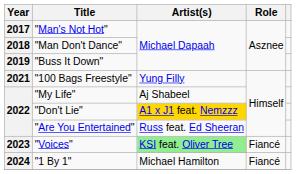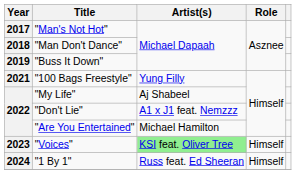(188, 111) gold background -> (188, 111) no background
(192, 128) Russ feat. Ed Sheeran -> (179, 128) Michael Hamilton
(264, 144) Fiancé -> (266, 144) Himself
(179, 161) Michael Hamilton -> (192, 161) Russ feat. Ed Sheeran
(264, 161) Fiancé -> (266, 161) Himself
